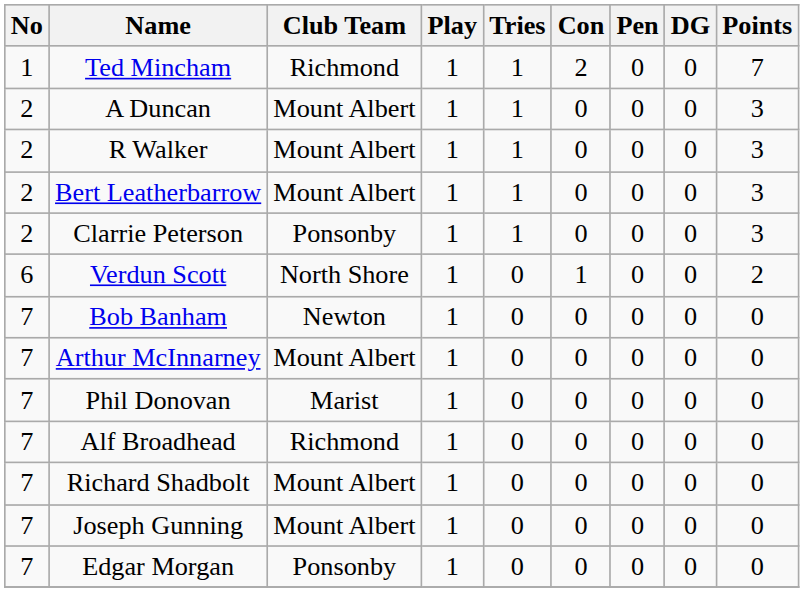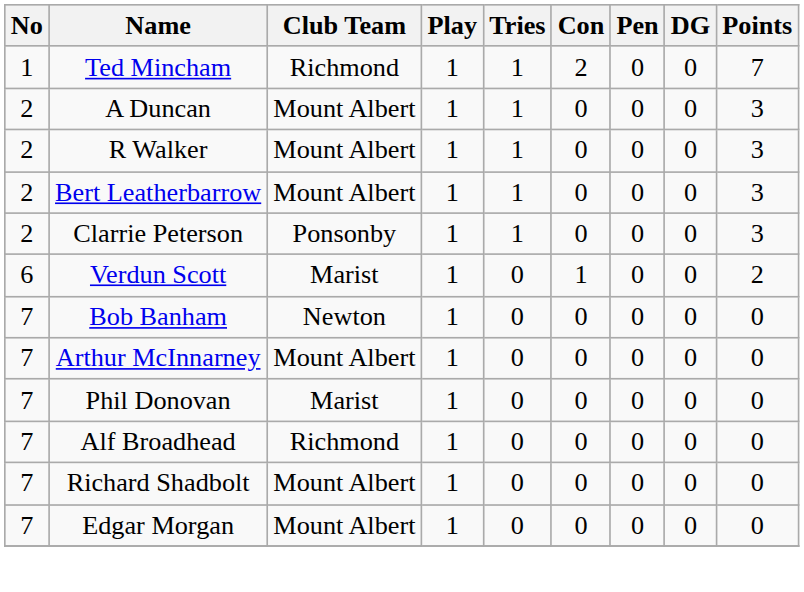(344, 274) North Shore -> (344, 274) Marist
- row: (158, 524)
(344, 566) Ponsonby -> (344, 524) Mount Albert
